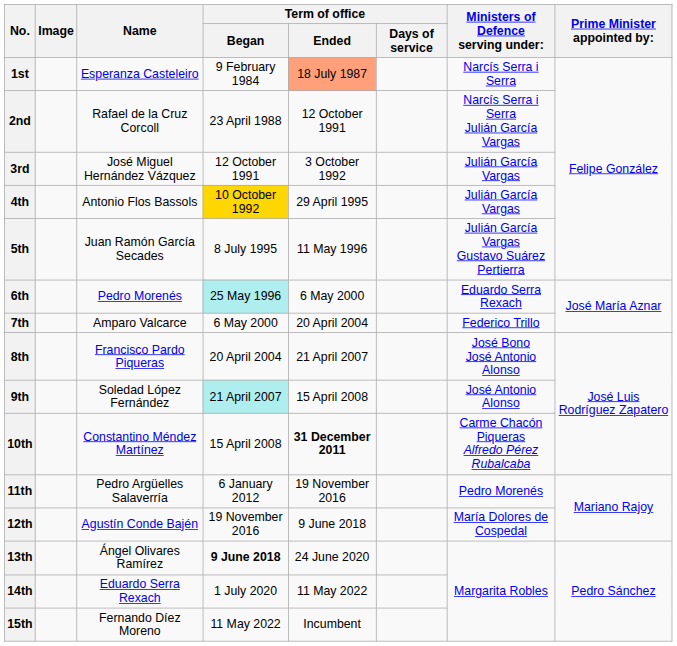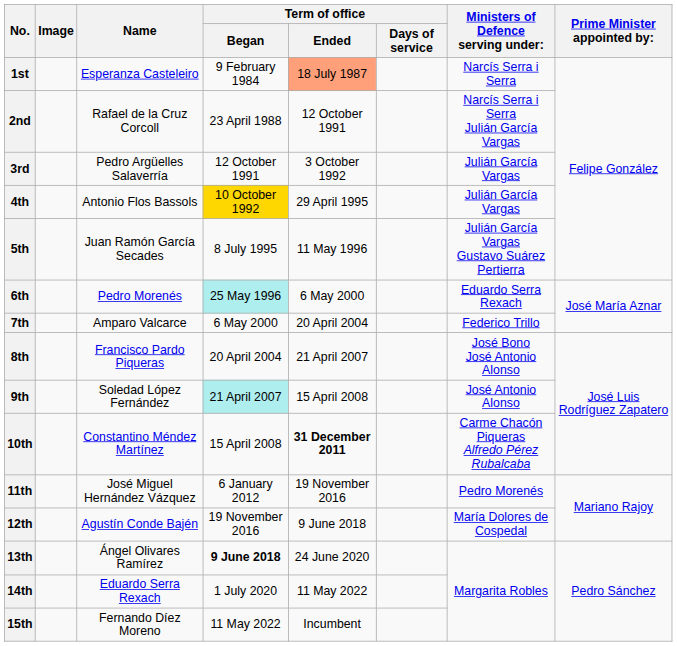(140, 168) José Miguel Hernández Vázquez -> (140, 168) Pedro Argüelles Salaverría
(140, 491) Pedro Argüelles Salaverría -> (140, 491) José Miguel Hernández Vázquez
